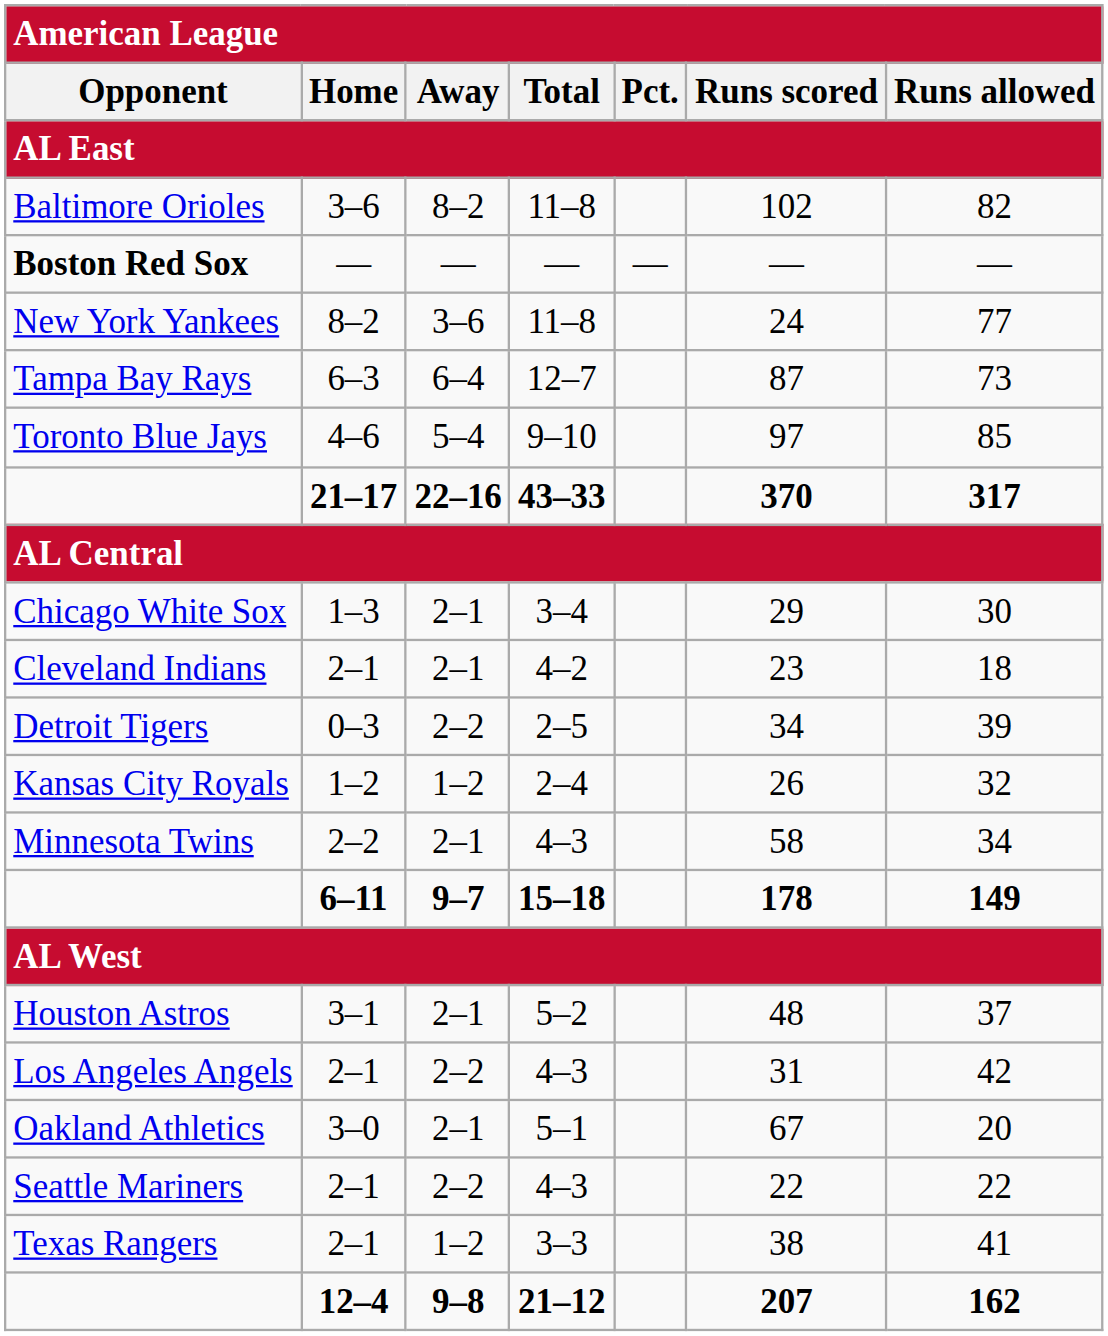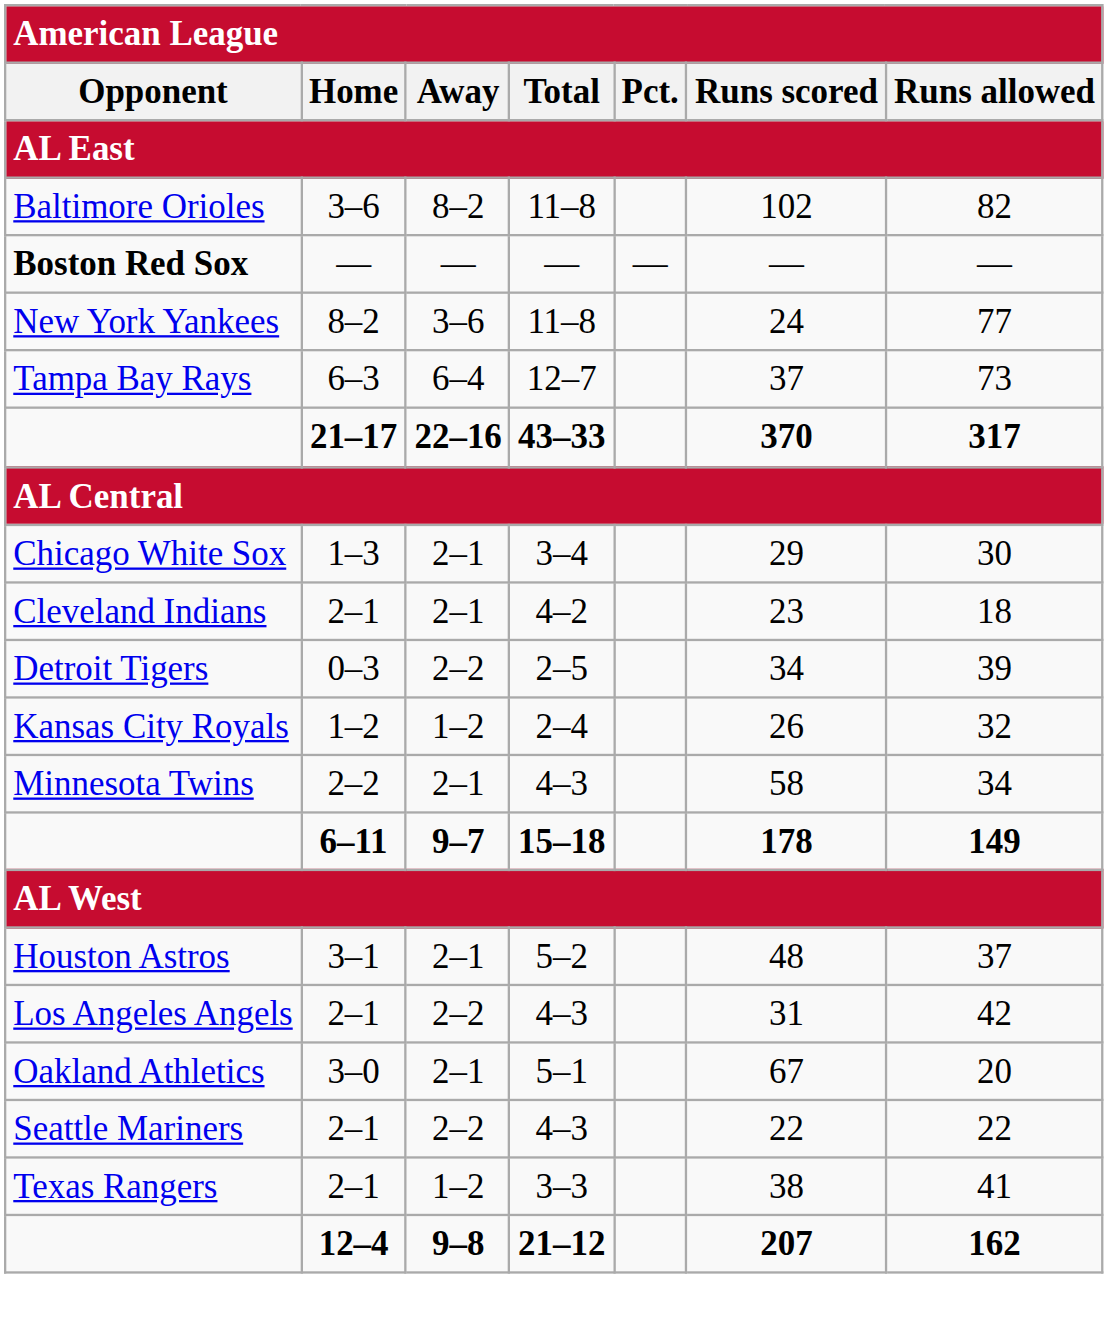(786, 379) 87 -> (786, 379) 37
- row: (140, 437)
